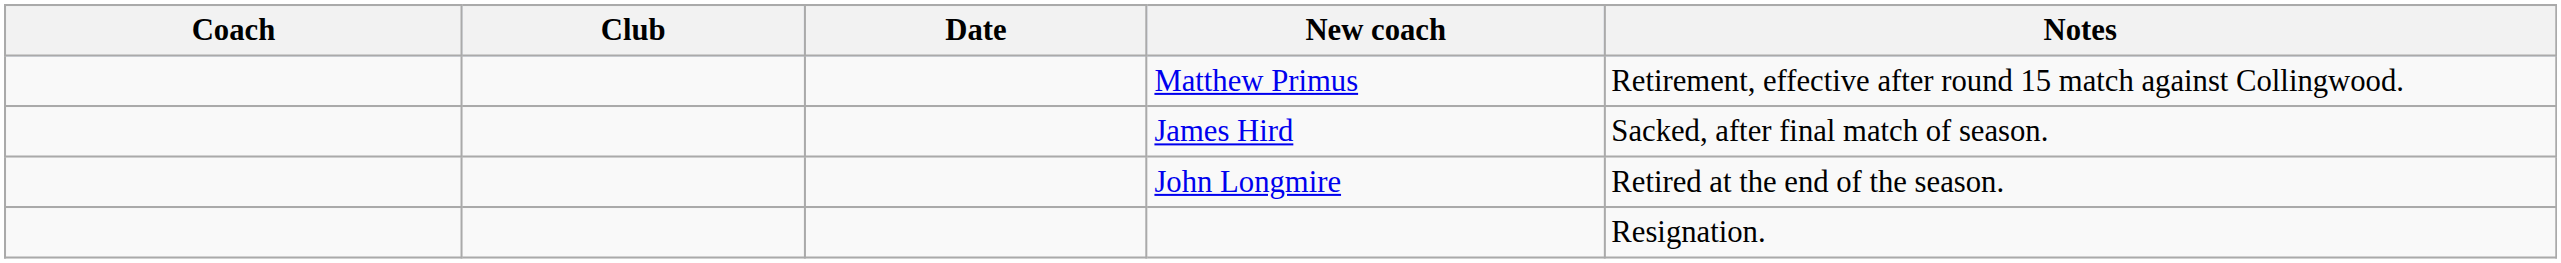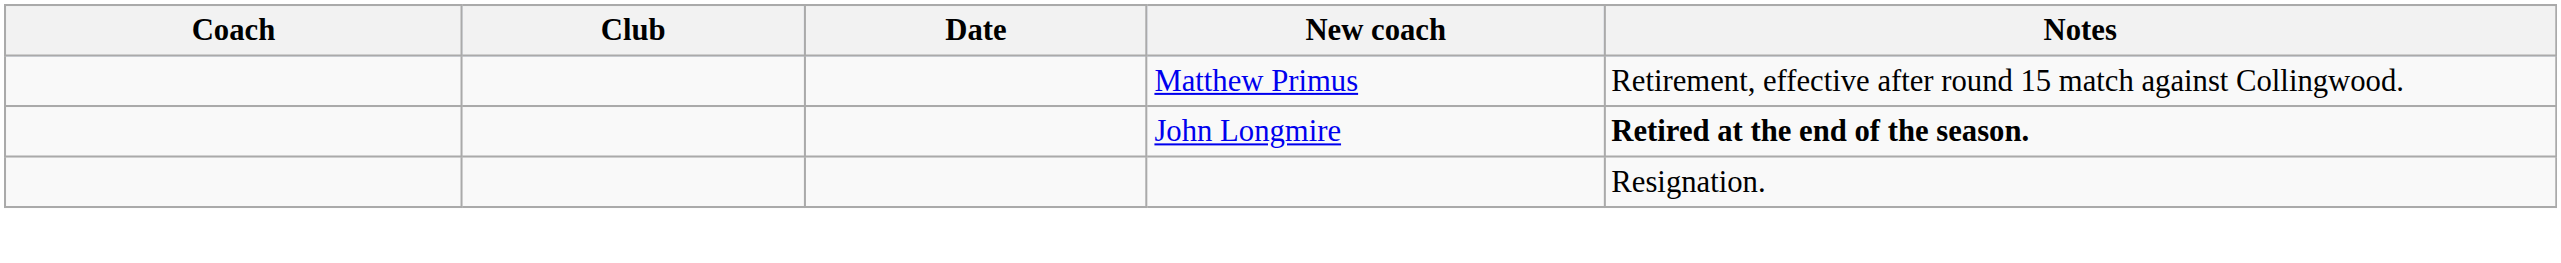- row: (1224, 131)
(1808, 181) normal -> (1820, 131) bold
